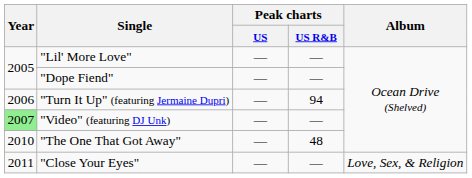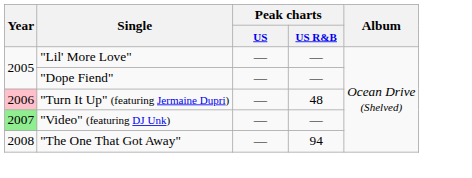(21, 99) no background -> (21, 99) pink background
(316, 99) 94 -> (316, 99) 48
(21, 141) 2010 -> (21, 141) 2008
(316, 141) 48 -> (316, 141) 94
- row: (90, 162)
